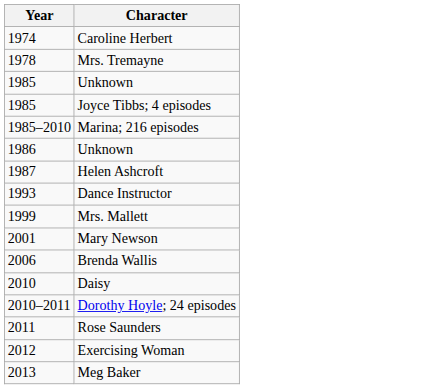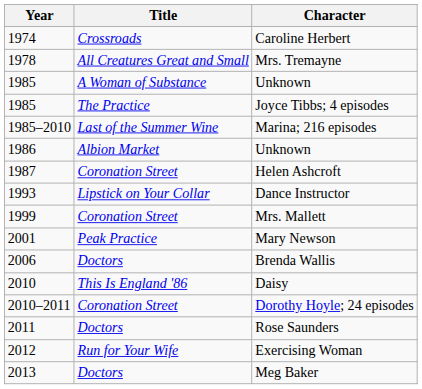+ column: (163, 15)
